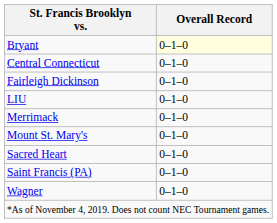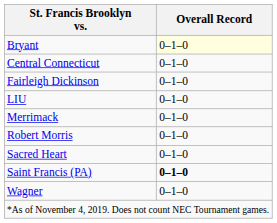- row: (47, 136)
+ row: (40, 136)
(174, 172) normal -> (174, 172) bold
